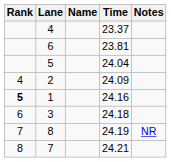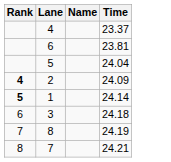- column: (149, 13)
(20, 81) normal -> (20, 81) bold
(115, 98) 24.16 -> (115, 98) 24.14
